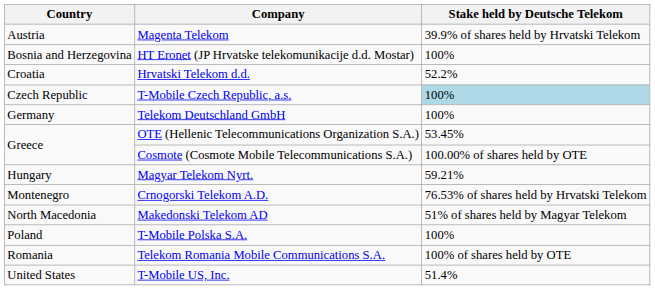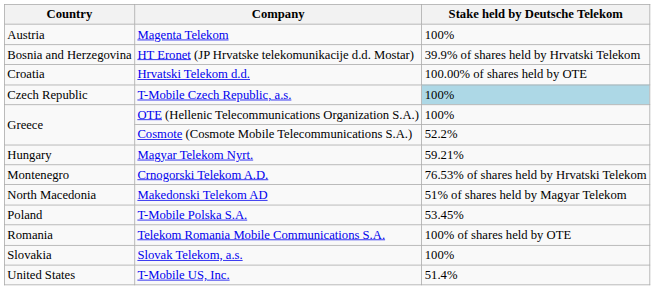(533, 34) 39.9% of shares held by Hrvatski Telekom -> (440, 34) 100%
(440, 54) 100% -> (533, 54) 39.9% of shares held by Hrvatski Telekom
(441, 74) 52.2% -> (506, 74) 100.00% of shares held by OTE
- row: (211, 114)
(444, 134) 53.45% -> (440, 114) 100%
(506, 154) 100.00% of shares held by OTE -> (441, 134) 52.2%
(440, 235) 100% -> (444, 214) 53.45%
+ row: (190, 255)
